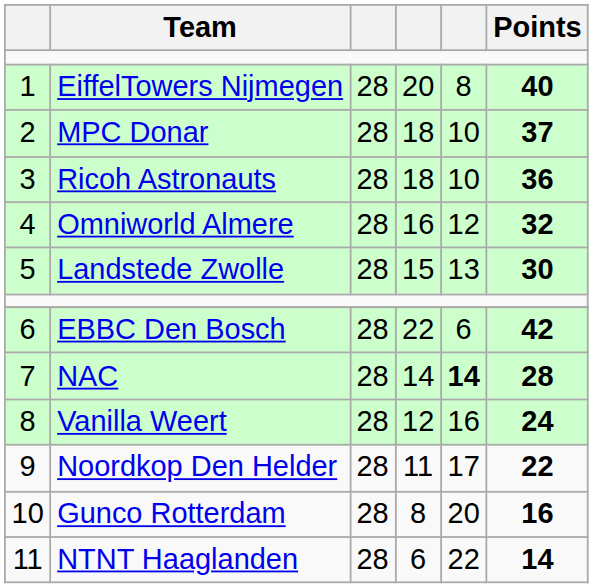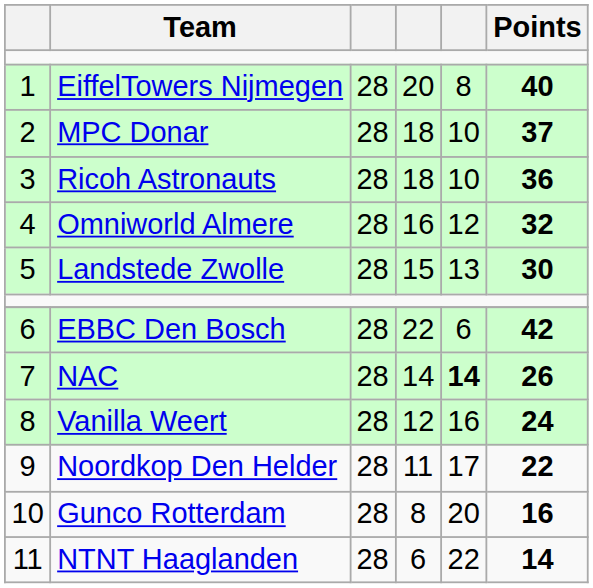(537, 375) 28 -> (537, 375) 26
